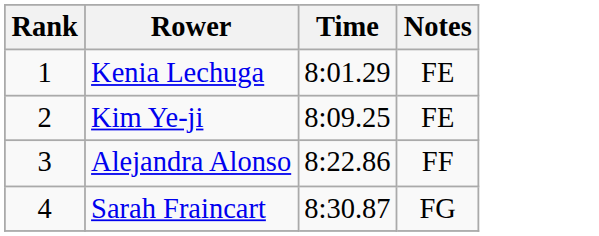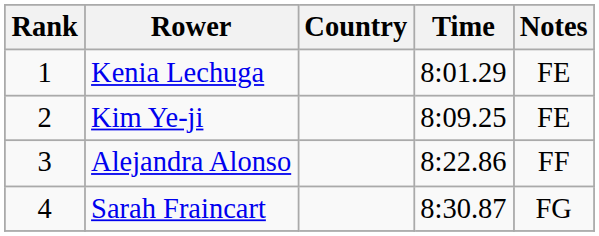+ column: (356, 27)
